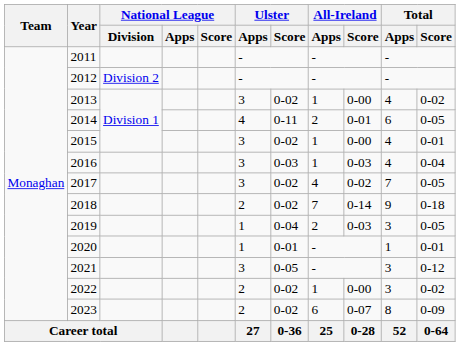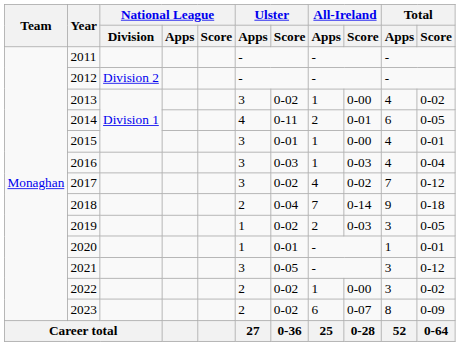(286, 141) 0-02 -> (286, 141) 0-01
(432, 183) 0-05 -> (432, 183) 0-12
(286, 204) 0-02 -> (286, 204) 0-04
(286, 225) 0-04 -> (286, 225) 0-02
